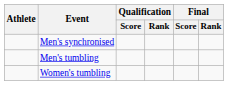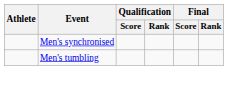- row: (75, 73)
